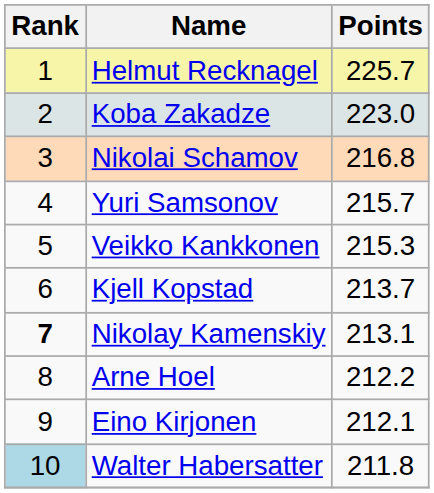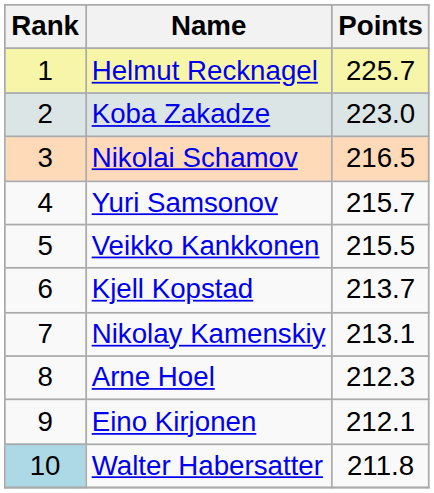(381, 158) 216.8 -> (381, 158) 216.5
(381, 245) 215.3 -> (381, 245) 215.5
(45, 333) bold -> (45, 333) normal
(381, 377) 212.2 -> (381, 377) 212.3
